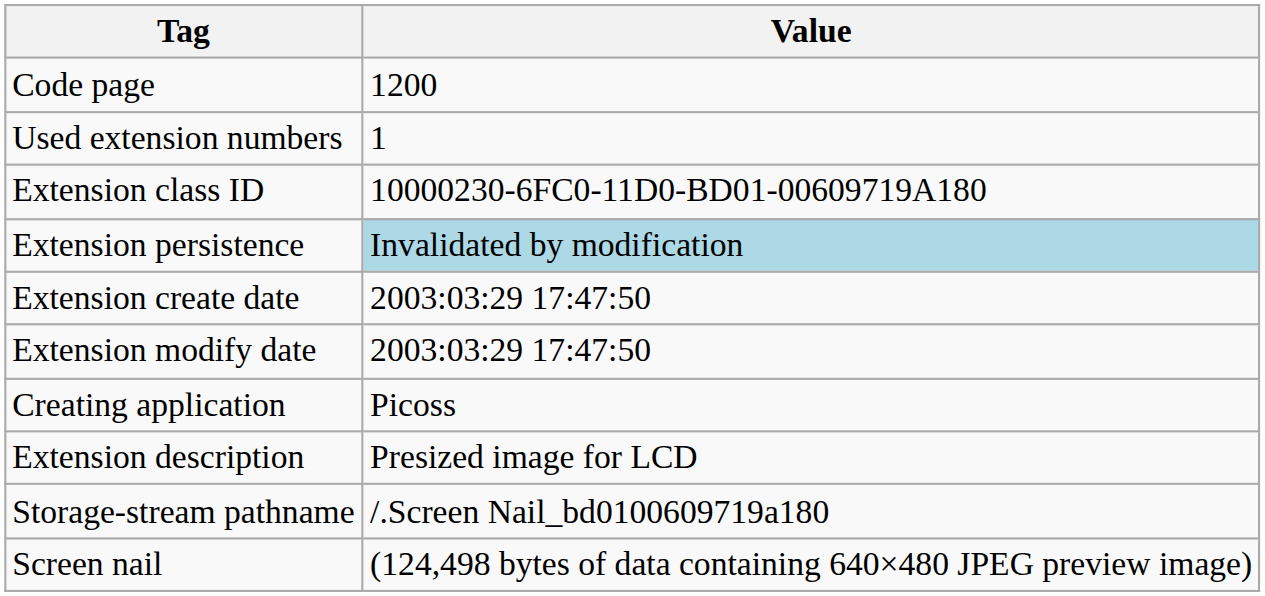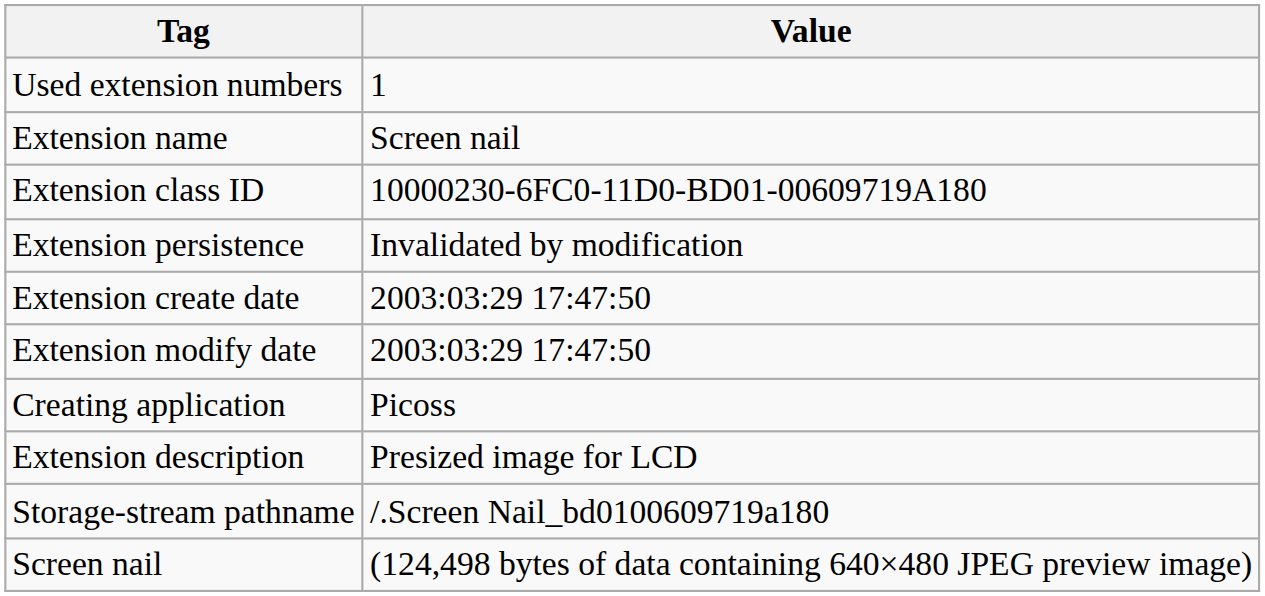- row: (84, 84)
+ row: (120, 137)
(557, 244) lightblue background -> (557, 244) no background
